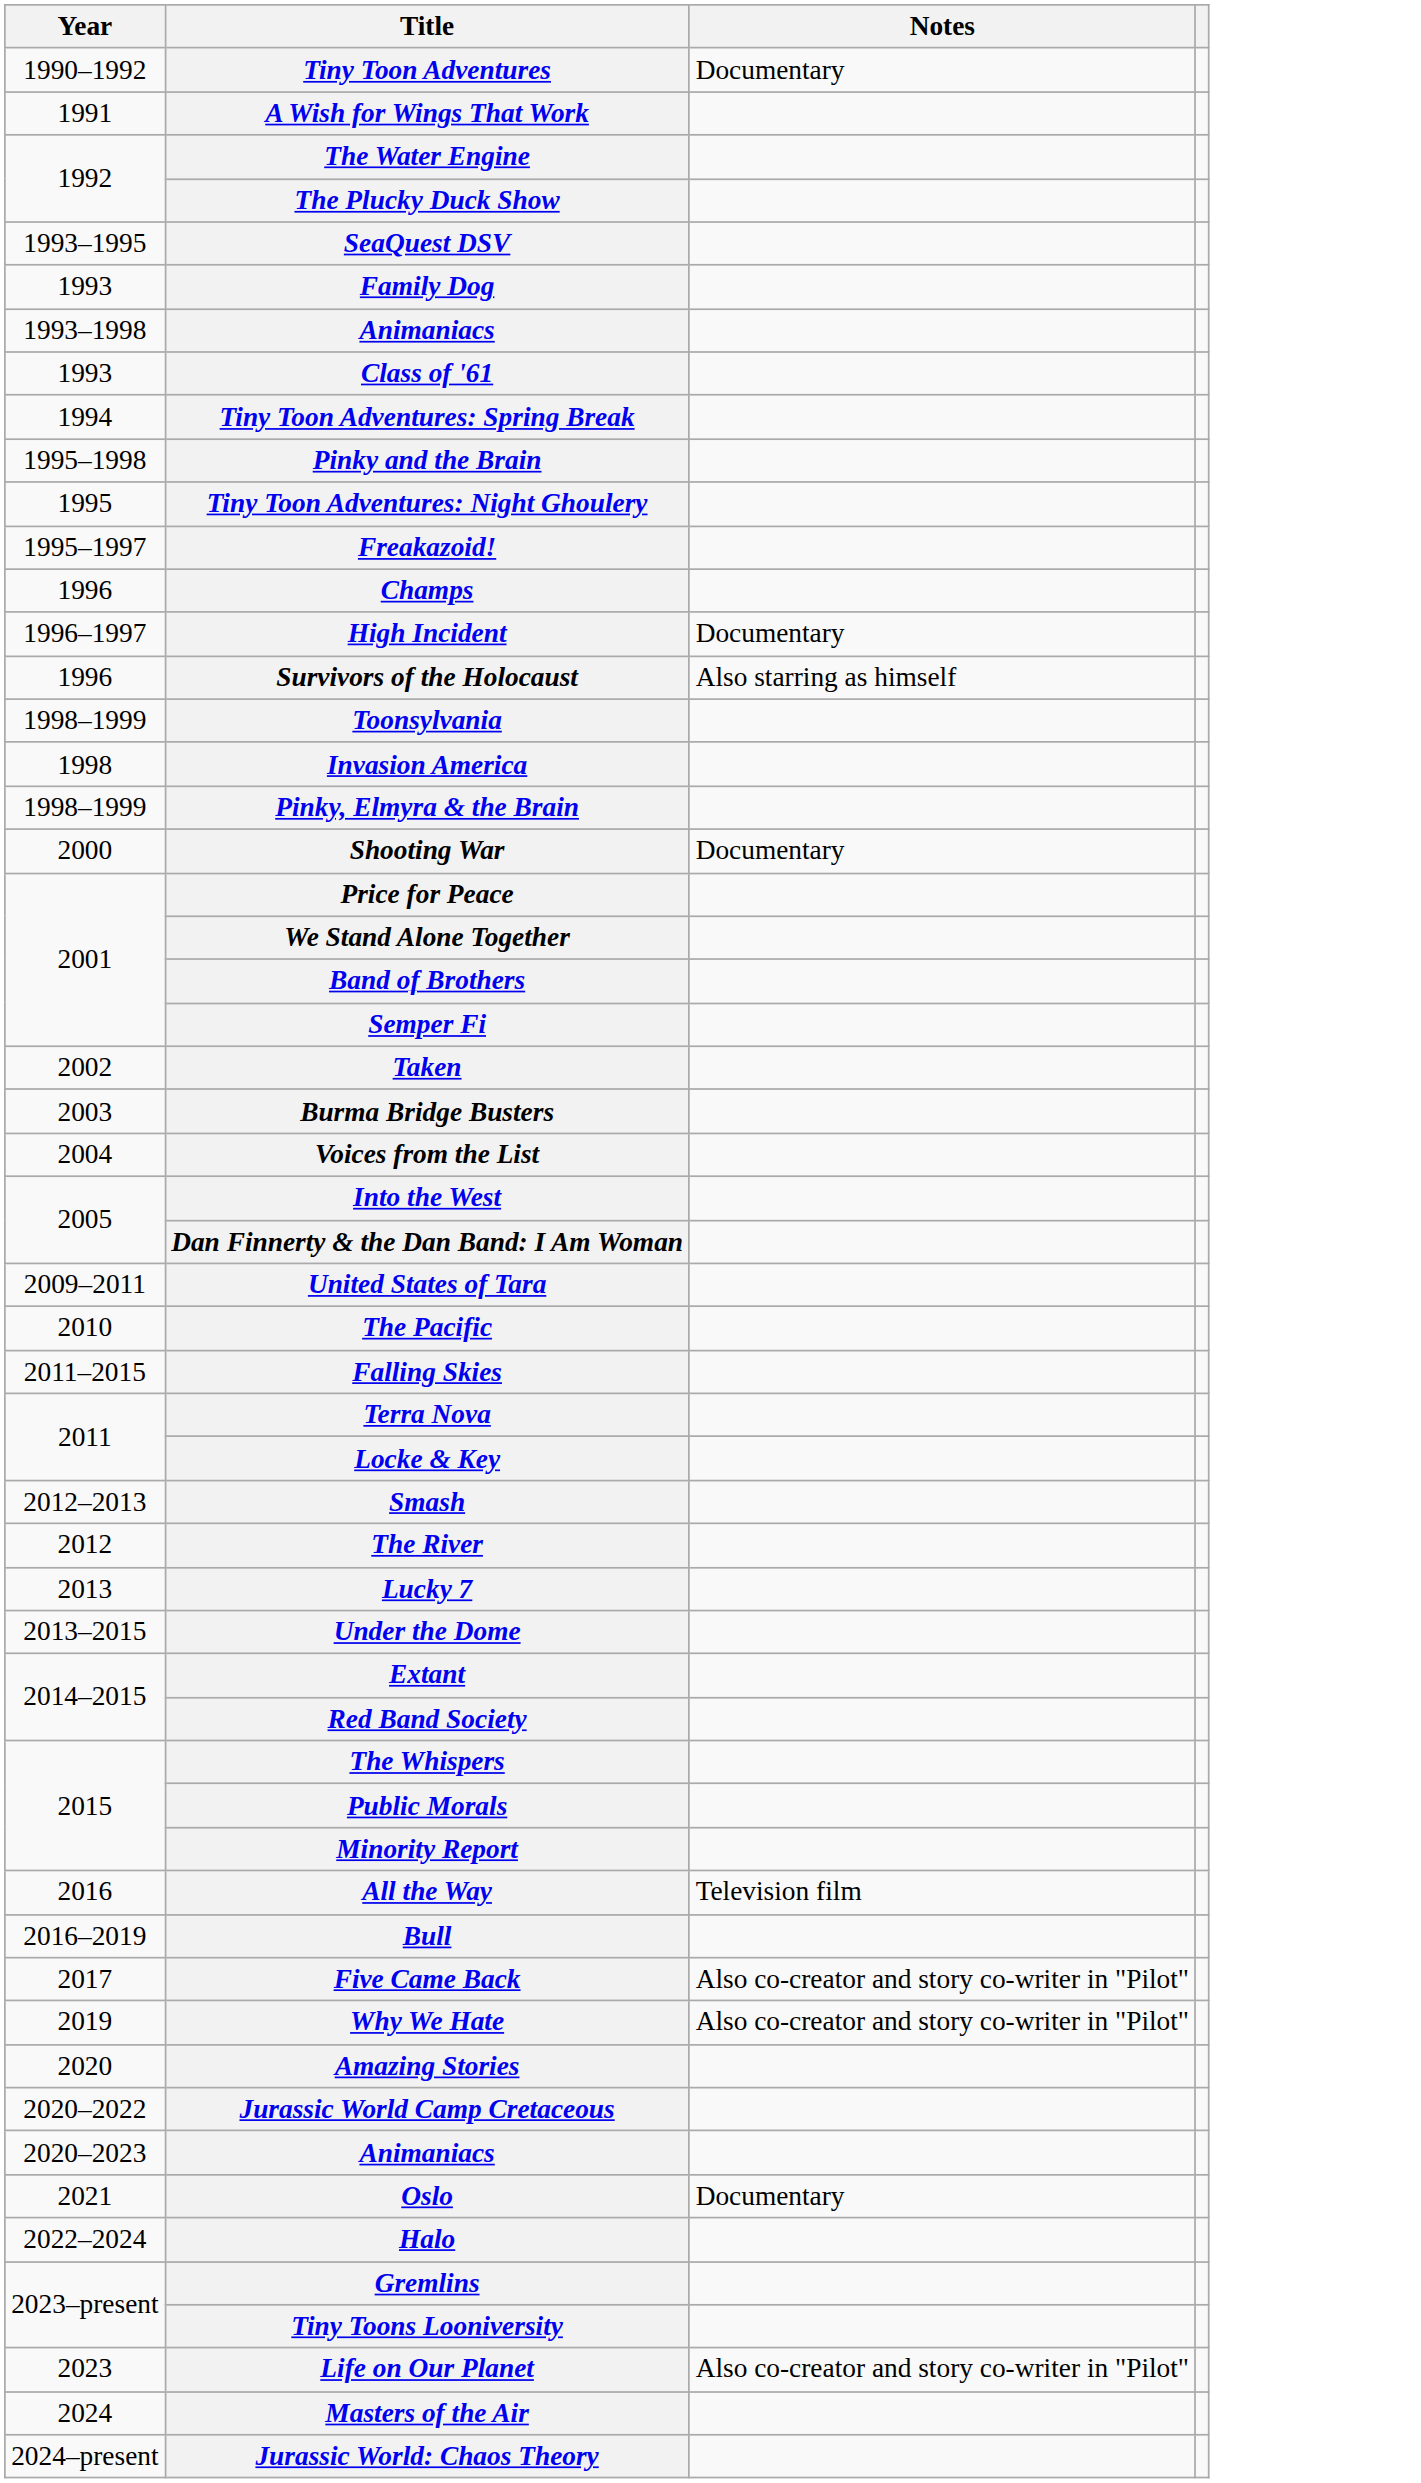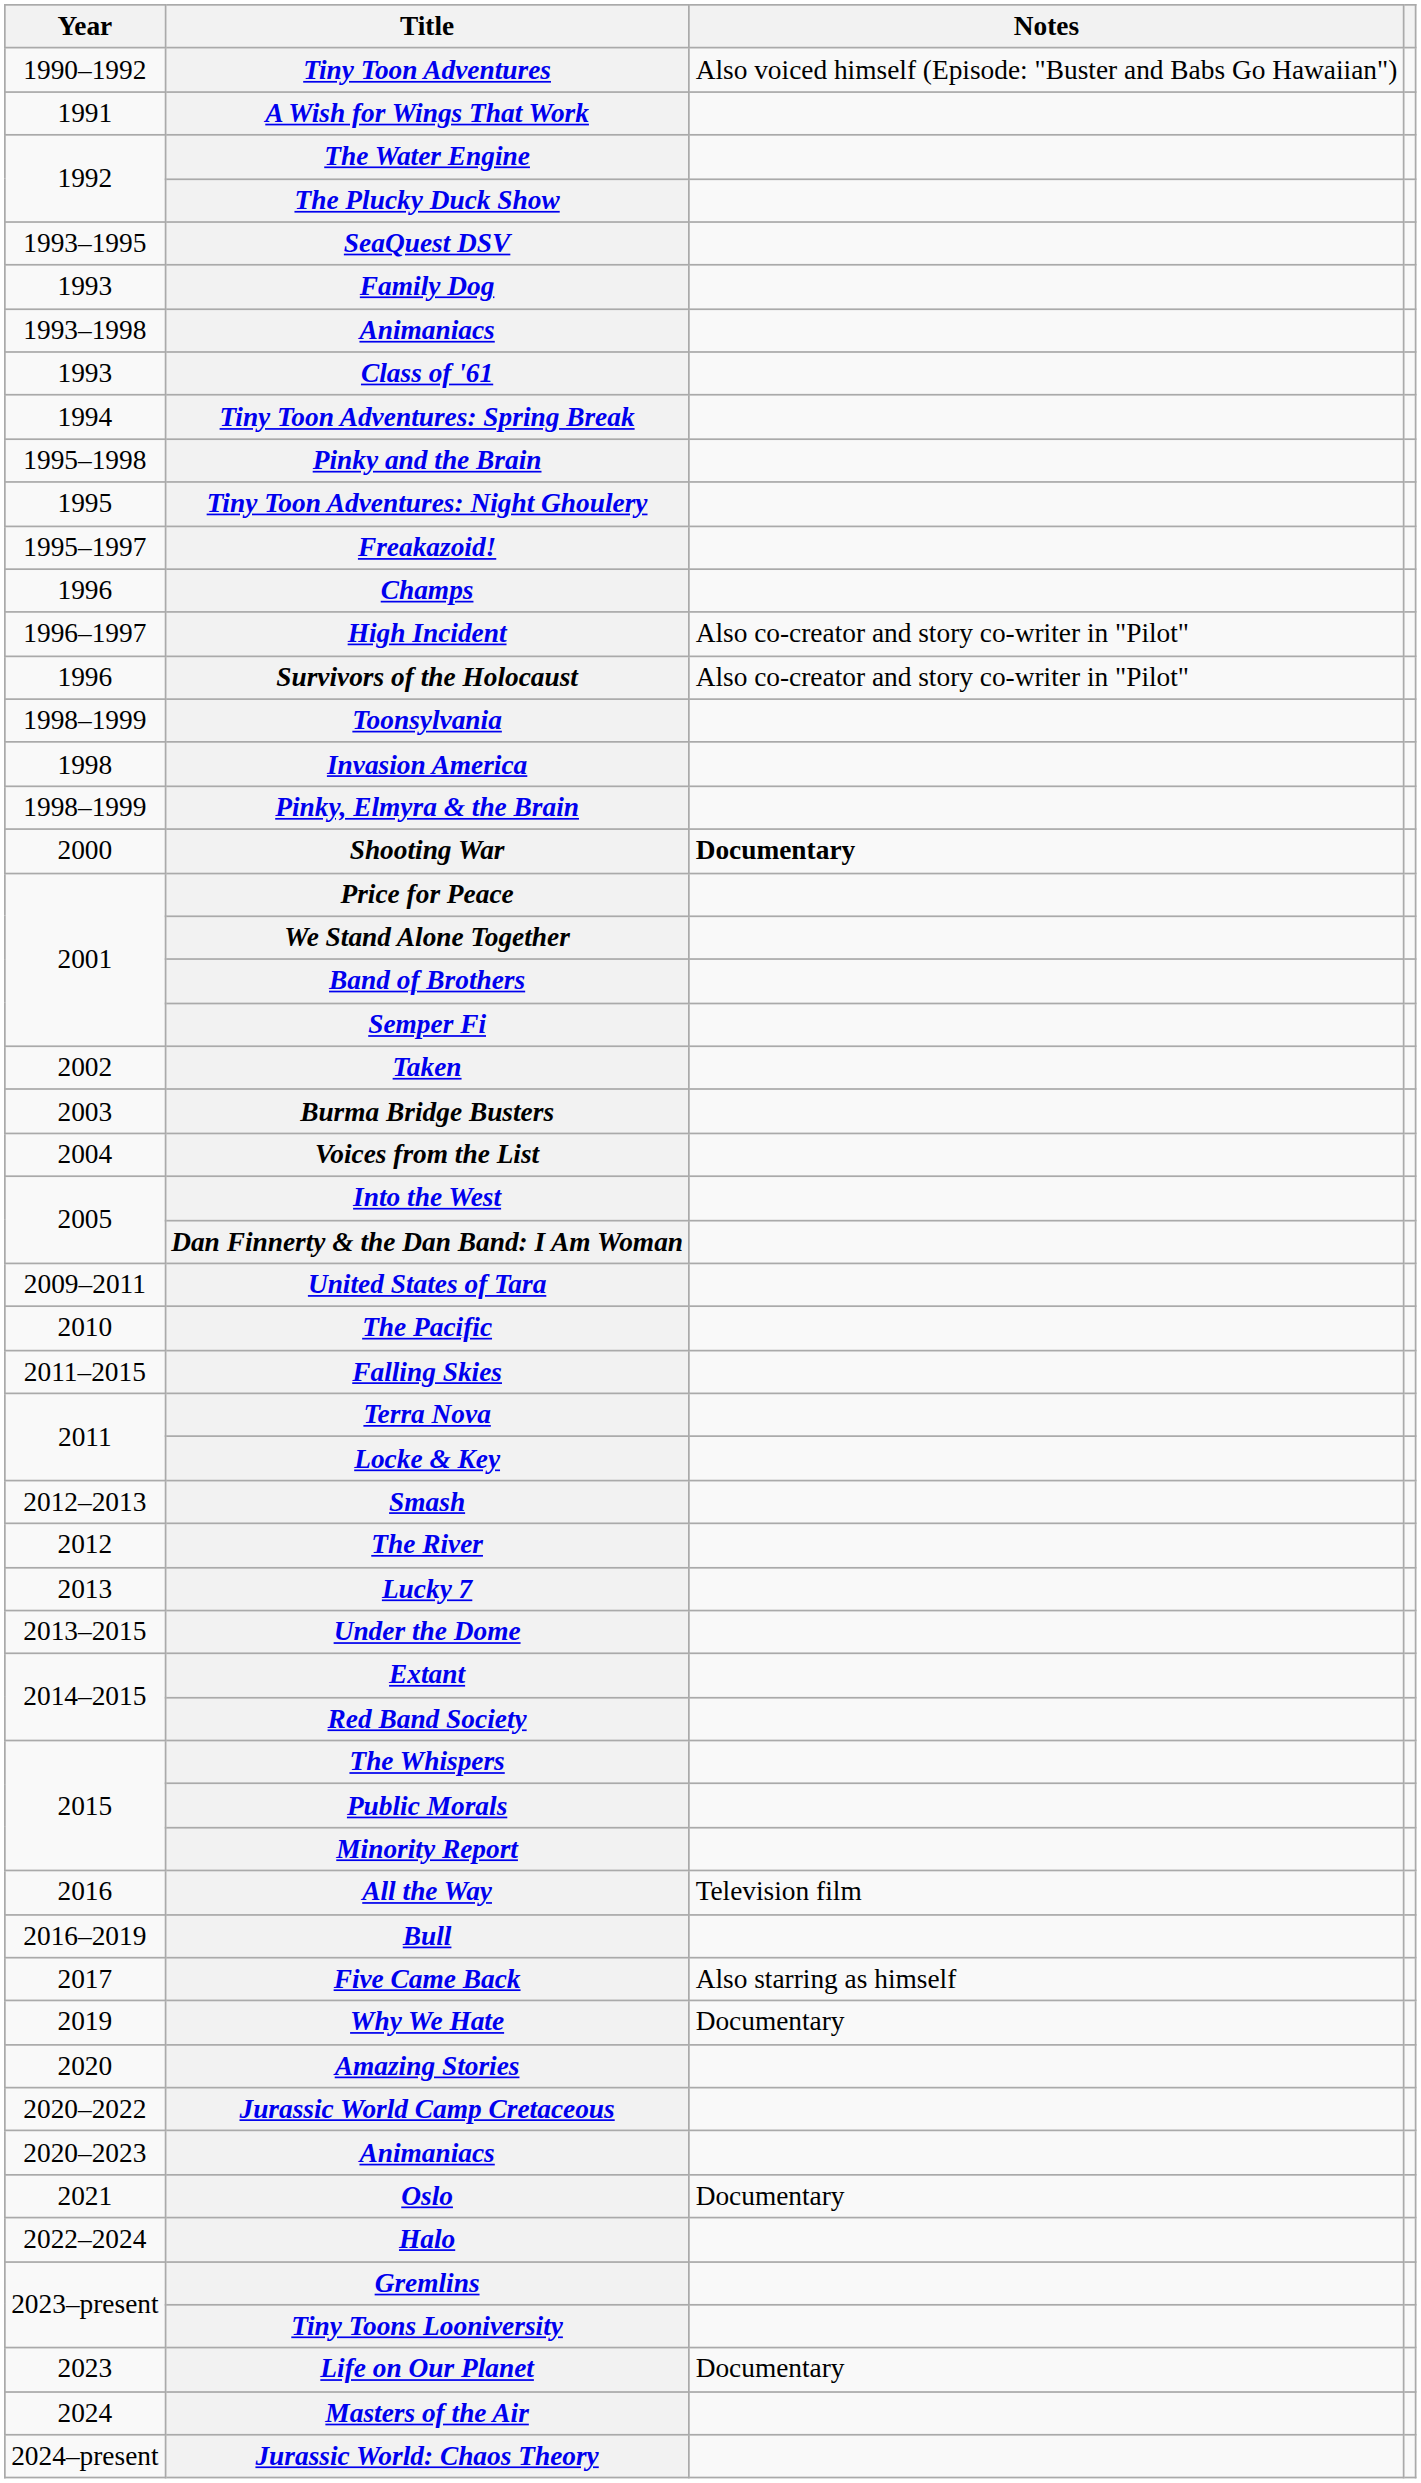(770, 69) Documentary -> (1046, 69) Also voiced himself (Episode: "Buster and Babs Go Hawaiian")
(770, 633) Documentary -> (942, 633) Also co-creator and story co-writer in "Pilot"
(826, 677) Also starring as himself -> (942, 677) Also co-creator and story co-writer in "Pilot"
(770, 850) normal -> (775, 850) bold
(942, 1978) Also co-creator and story co-writer in "Pilot" -> (826, 1978) Also starring as himself
(942, 2022) Also co-creator and story co-writer in "Pilot" -> (770, 2022) Documentary
(942, 2369) Also co-creator and story co-writer in "Pilot" -> (770, 2369) Documentary
